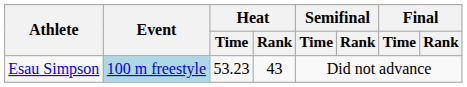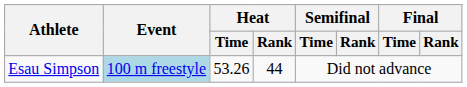(232, 69) 53.23 -> (232, 69) 53.26
(275, 69) 43 -> (275, 69) 44
